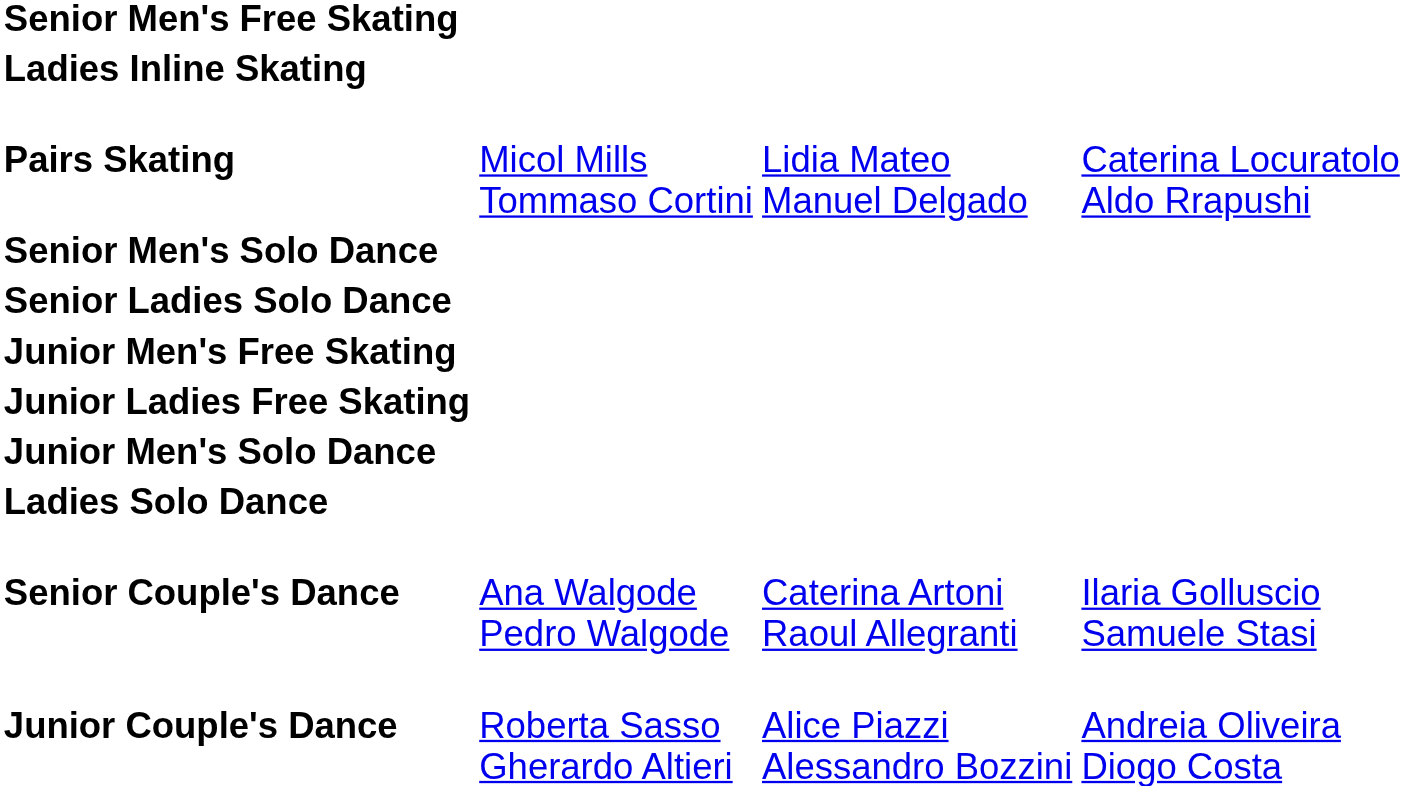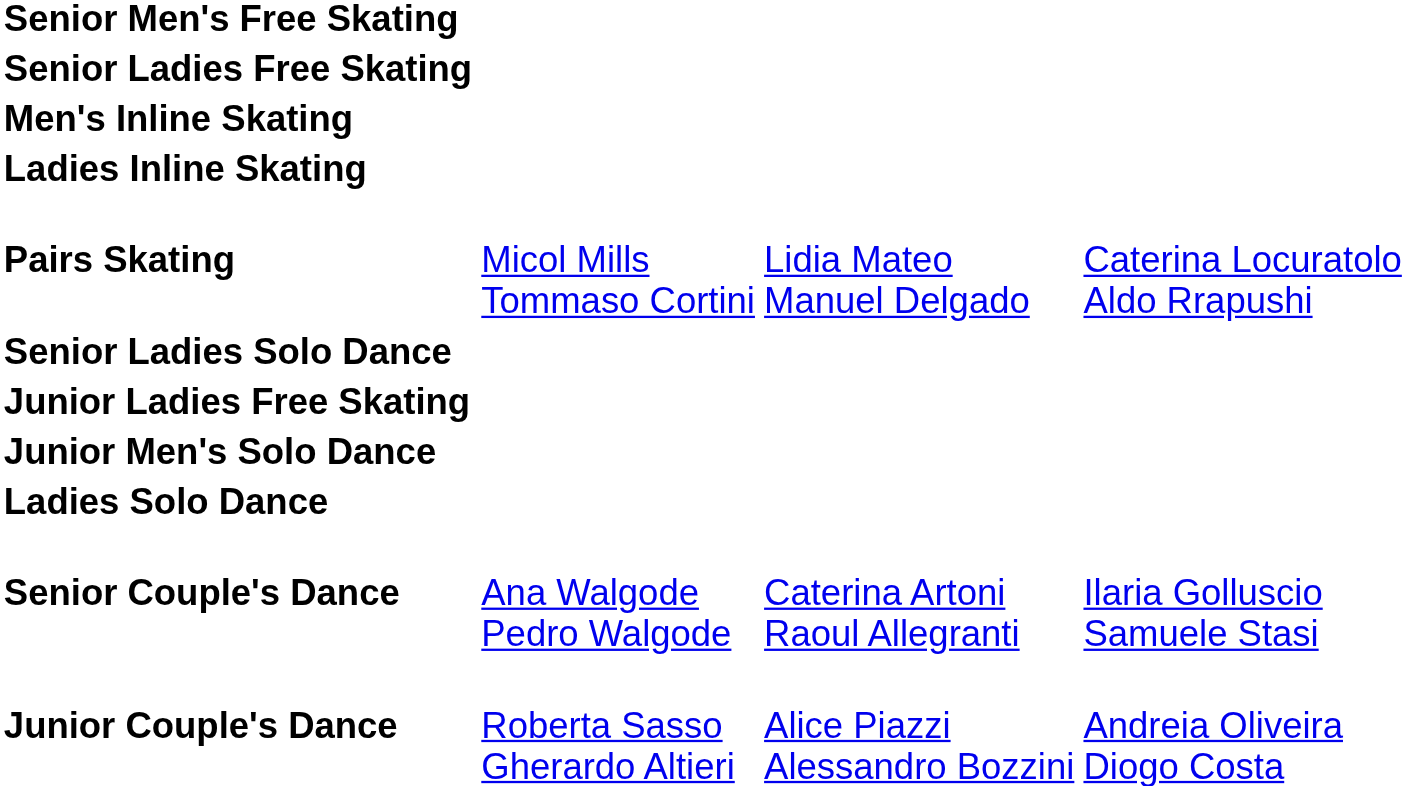+ row: (238, 68)
+ row: (178, 119)
- row: (221, 251)
- row: (230, 351)
